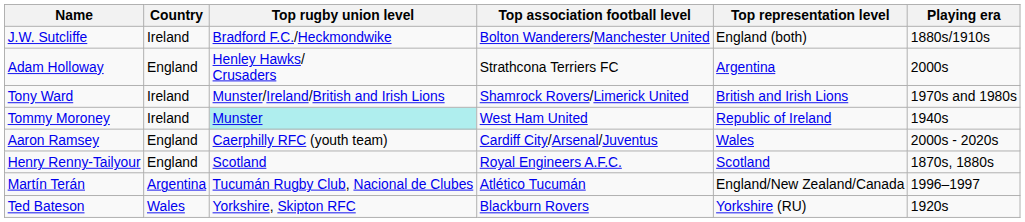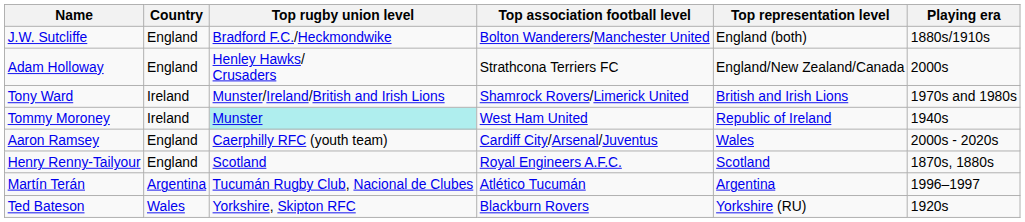(168, 37) Ireland -> (172, 37) England
(746, 67) Argentina -> (810, 67) England/New Zealand/Canada
(810, 184) England/New Zealand/Canada -> (746, 184) Argentina
